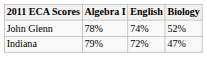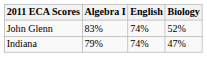(94, 28) 78% -> (94, 28) 83%
(140, 44) 72% -> (140, 44) 74%
